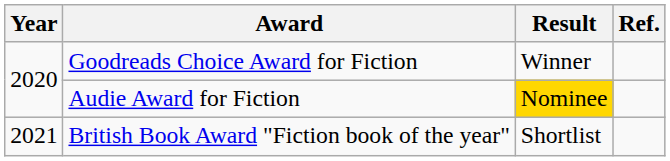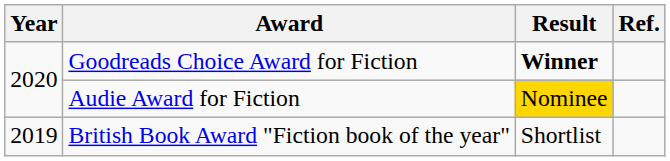(556, 60) normal -> (559, 60) bold
(34, 135) 2021 -> (34, 135) 2019
